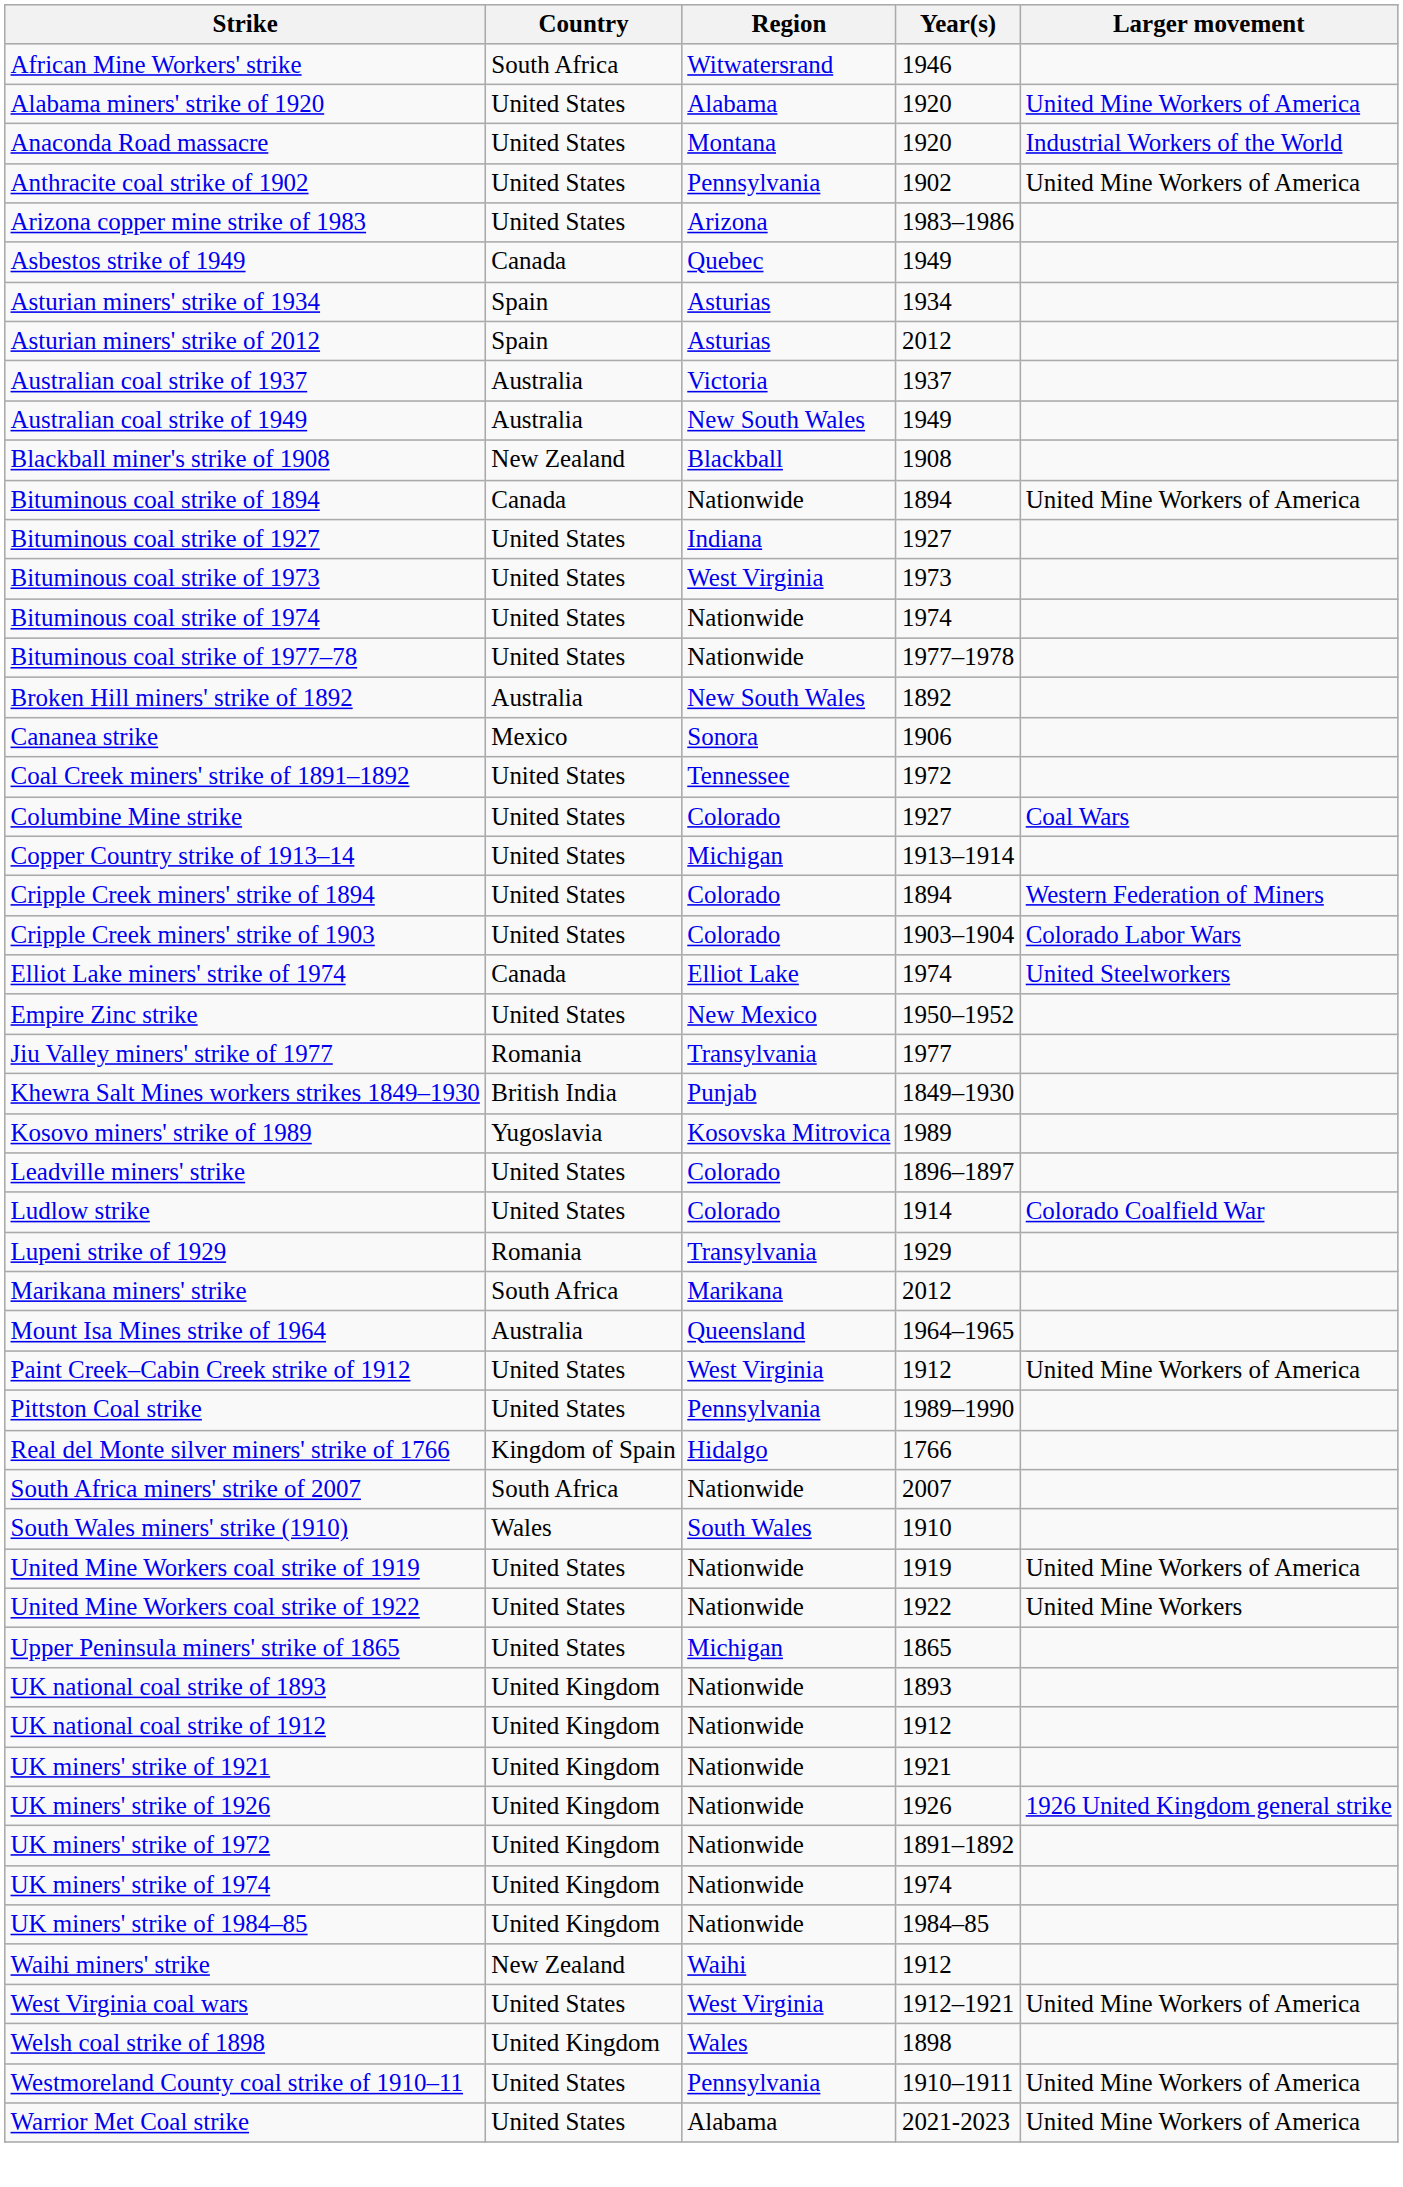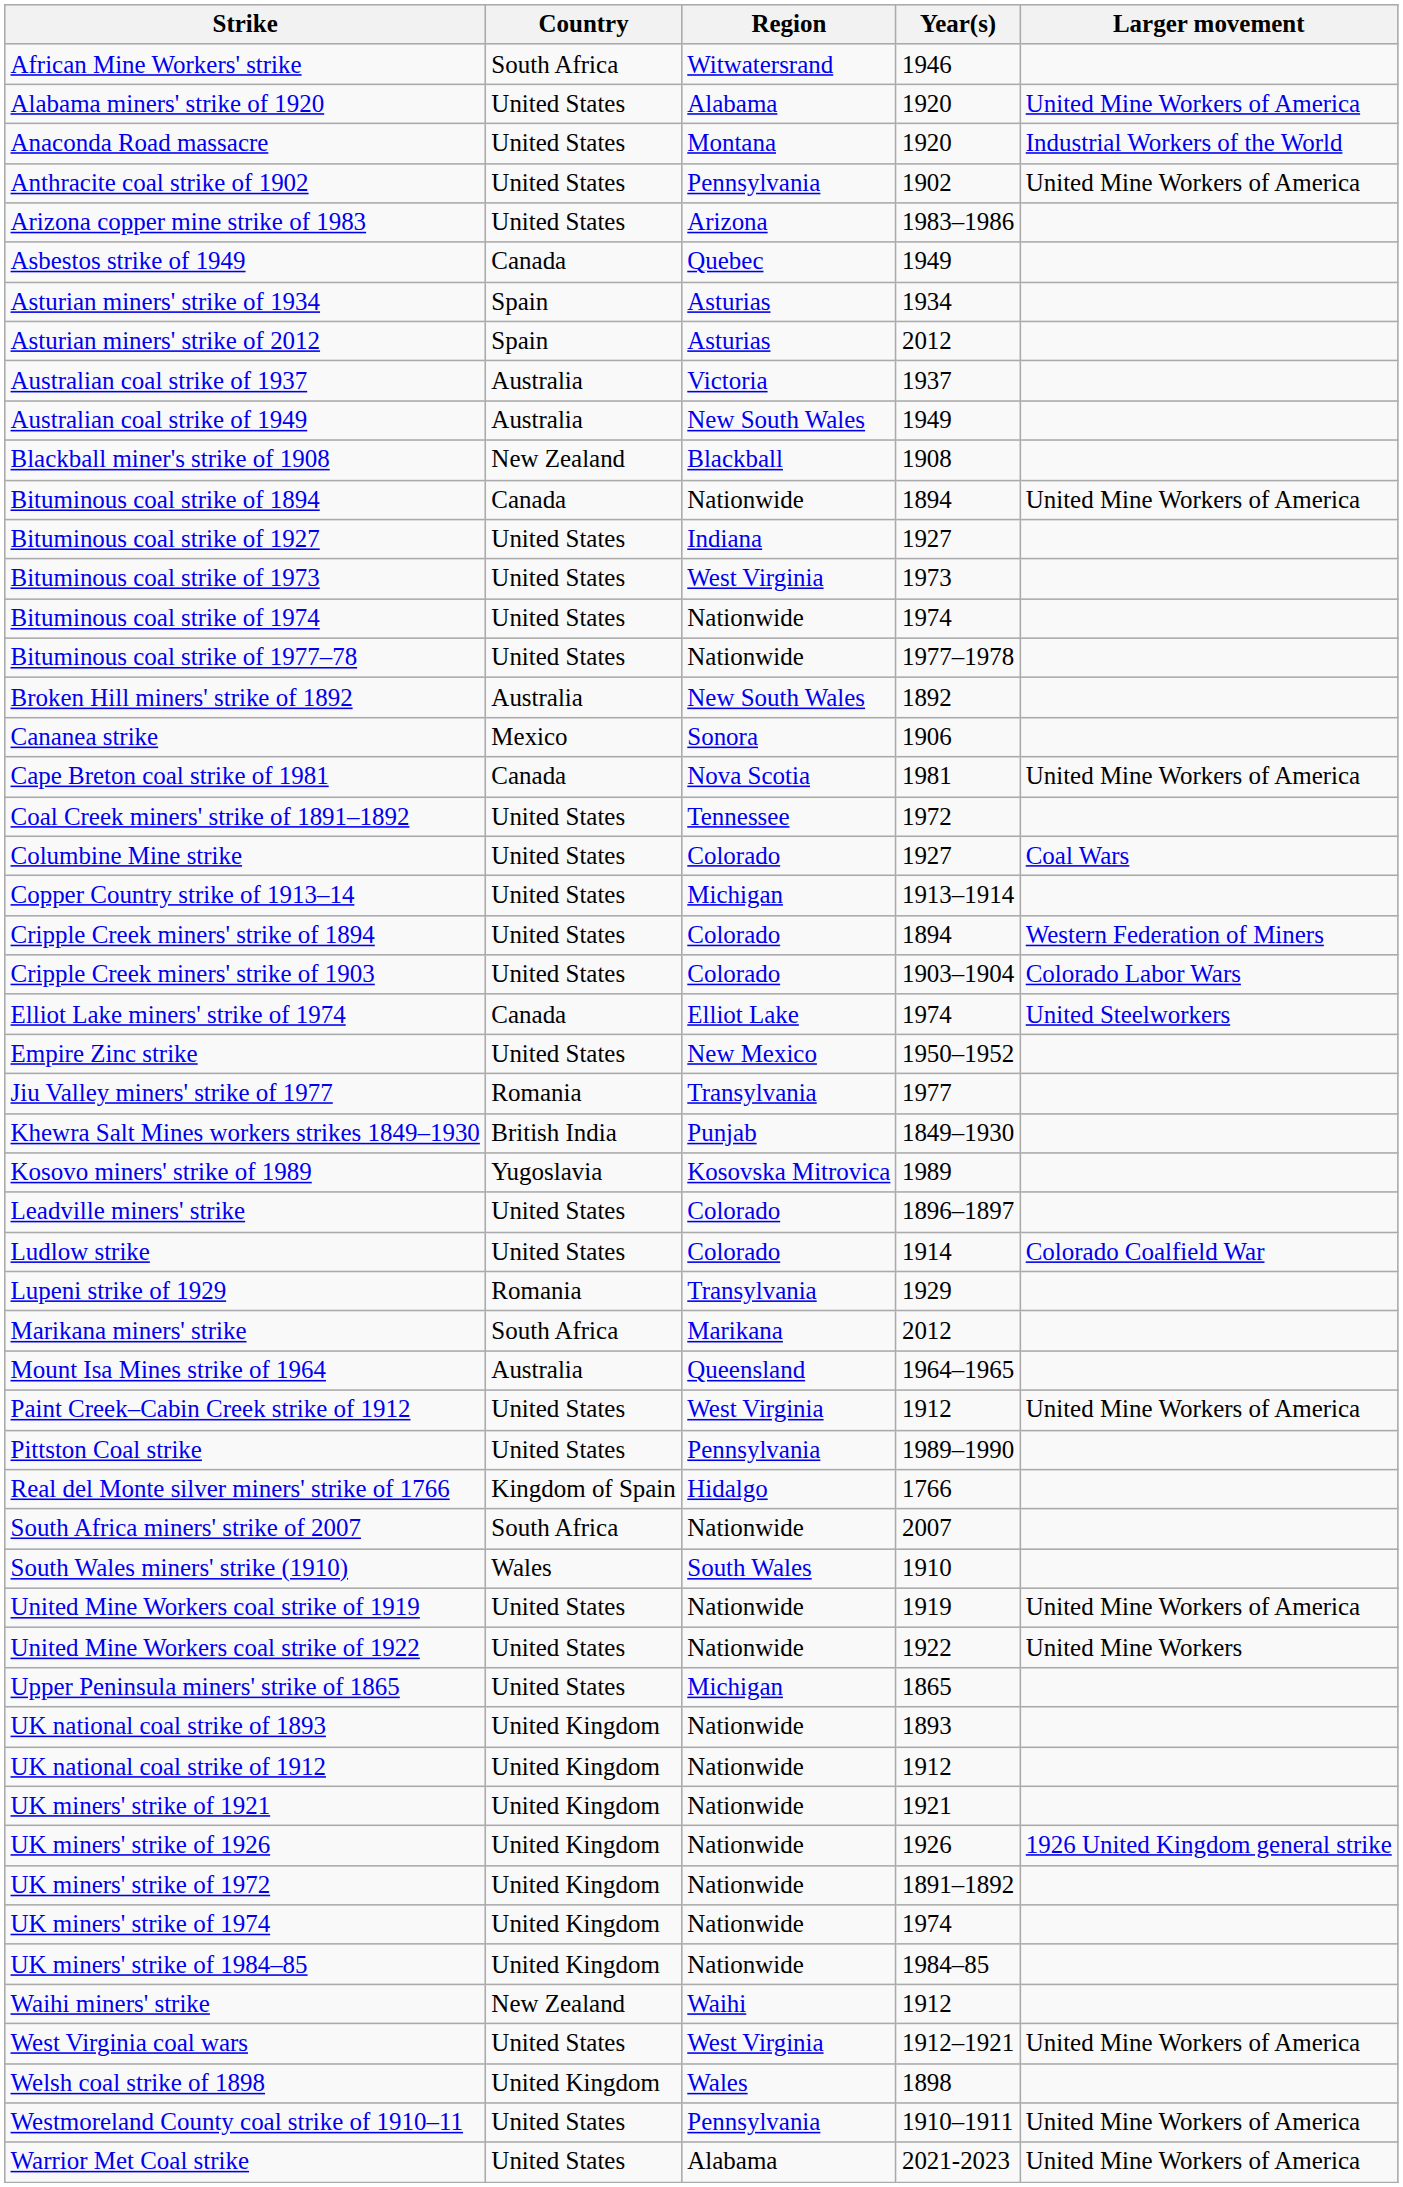+ row: (170, 776)
